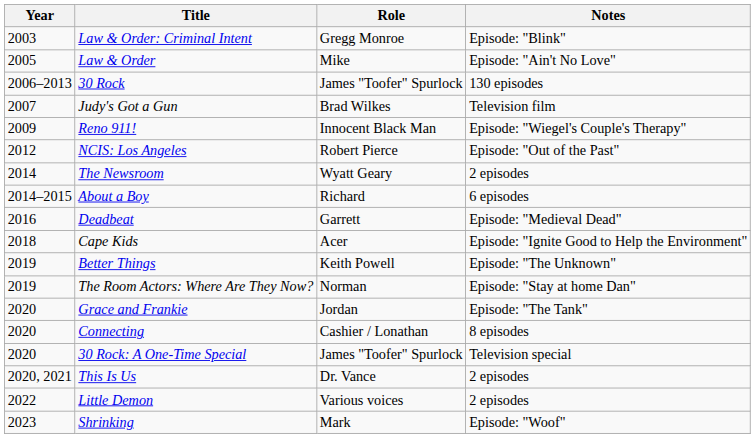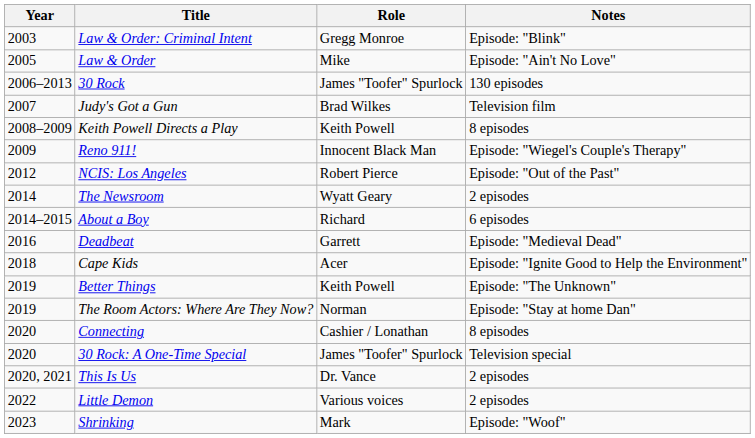+ row: (158, 128)
- row: (133, 309)
